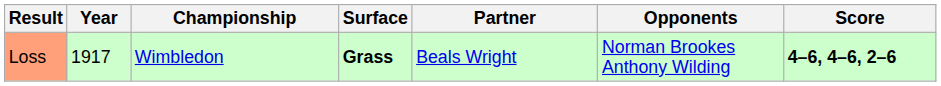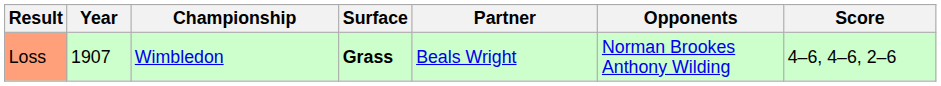(91, 56) 1917 -> (91, 56) 1907
(842, 56) bold -> (842, 56) normal
